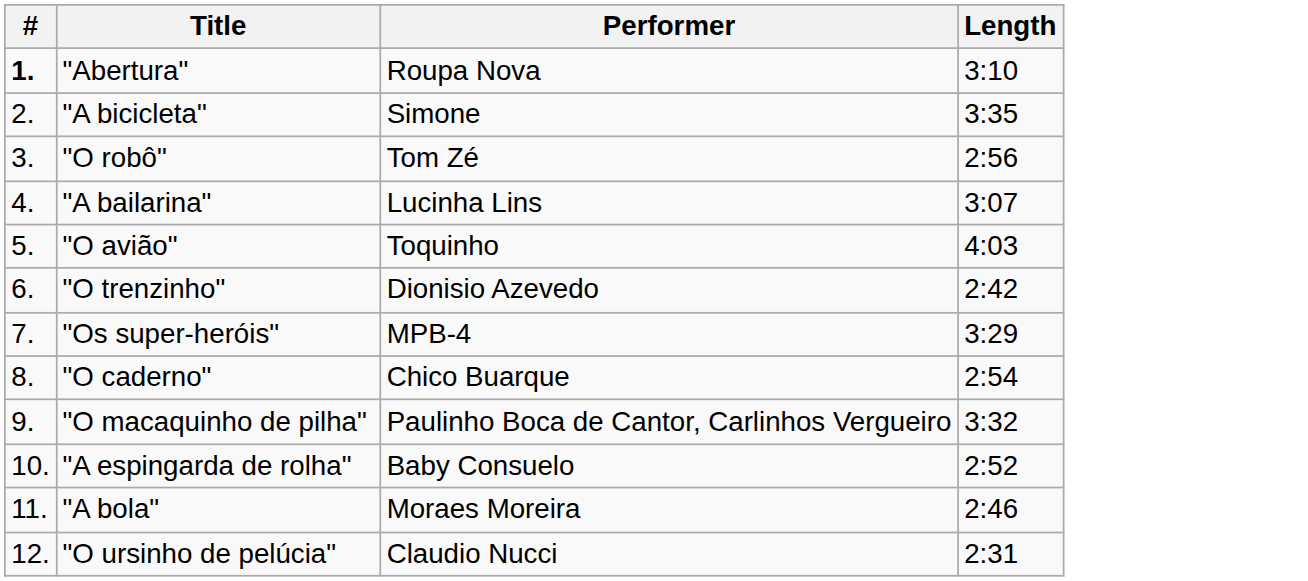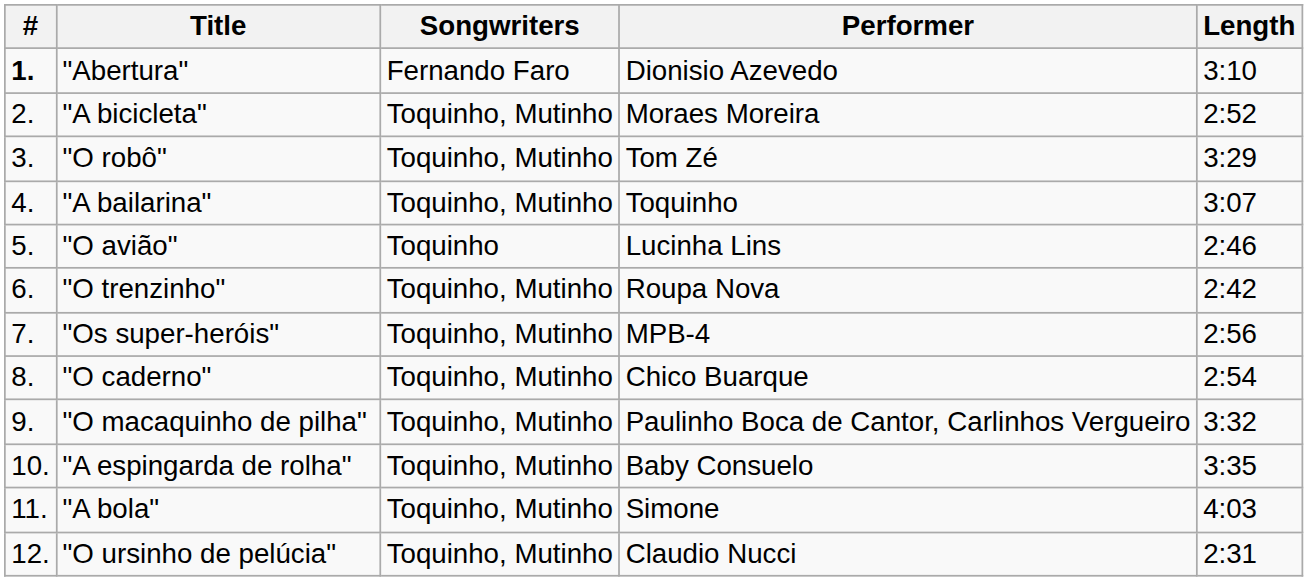+ column: (500, 26)
(464, 70) Roupa Nova -> (732, 70) Dionisio Azevedo
(434, 114) Simone -> (723, 114) Moraes Moreira
(991, 114) 3:35 -> (1230, 114) 2:52
(991, 158) 2:56 -> (1230, 158) 3:29
(464, 202) Lucinha Lins -> (682, 202) Toquinho
(443, 245) Toquinho -> (703, 245) Lucinha Lins
(991, 245) 4:03 -> (1230, 245) 2:46
(493, 289) Dionisio Azevedo -> (703, 289) Roupa Nova
(991, 333) 3:29 -> (1230, 333) 2:56
(991, 465) 2:52 -> (1230, 465) 3:35
(484, 509) Moraes Moreira -> (673, 509) Simone
(991, 509) 2:46 -> (1230, 509) 4:03
